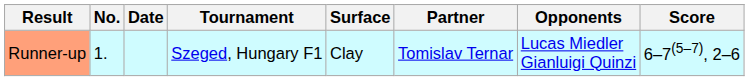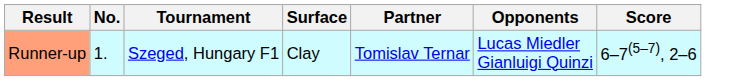- column: (146, 17)
